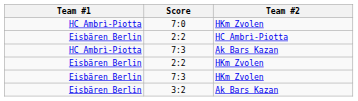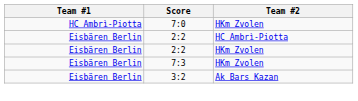- row: (178, 50)
